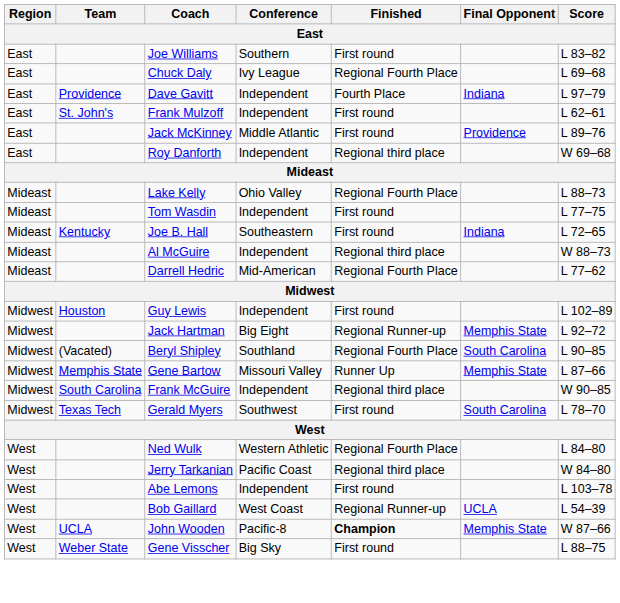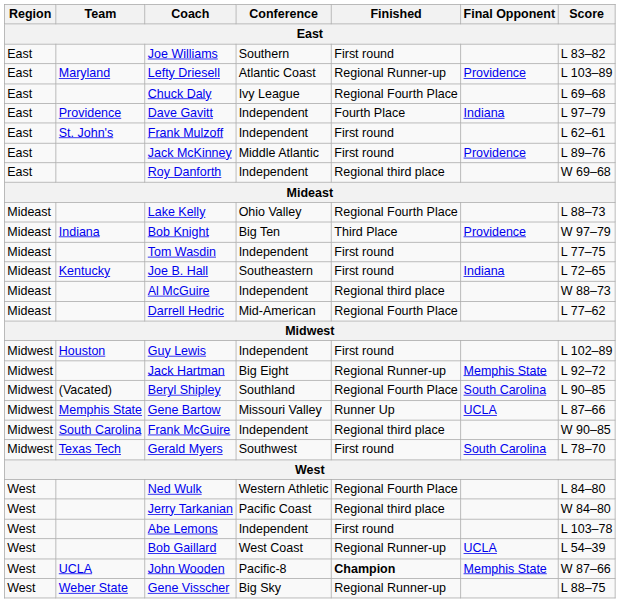+ row: (184, 73)
+ row: (178, 232)
(505, 370) Memphis State -> (480, 410) UCLA
(364, 548) First round -> (390, 588) Regional Runner-up
